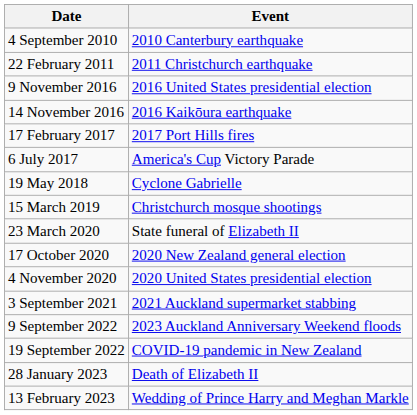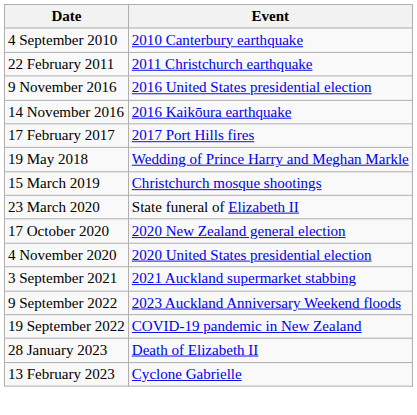- row: (43, 159)
(187, 183) Cyclone Gabrielle -> (270, 159) Wedding of Prince Harry and Meghan Markle
(270, 398) Wedding of Prince Harry and Meghan Markle -> (187, 374) Cyclone Gabrielle
